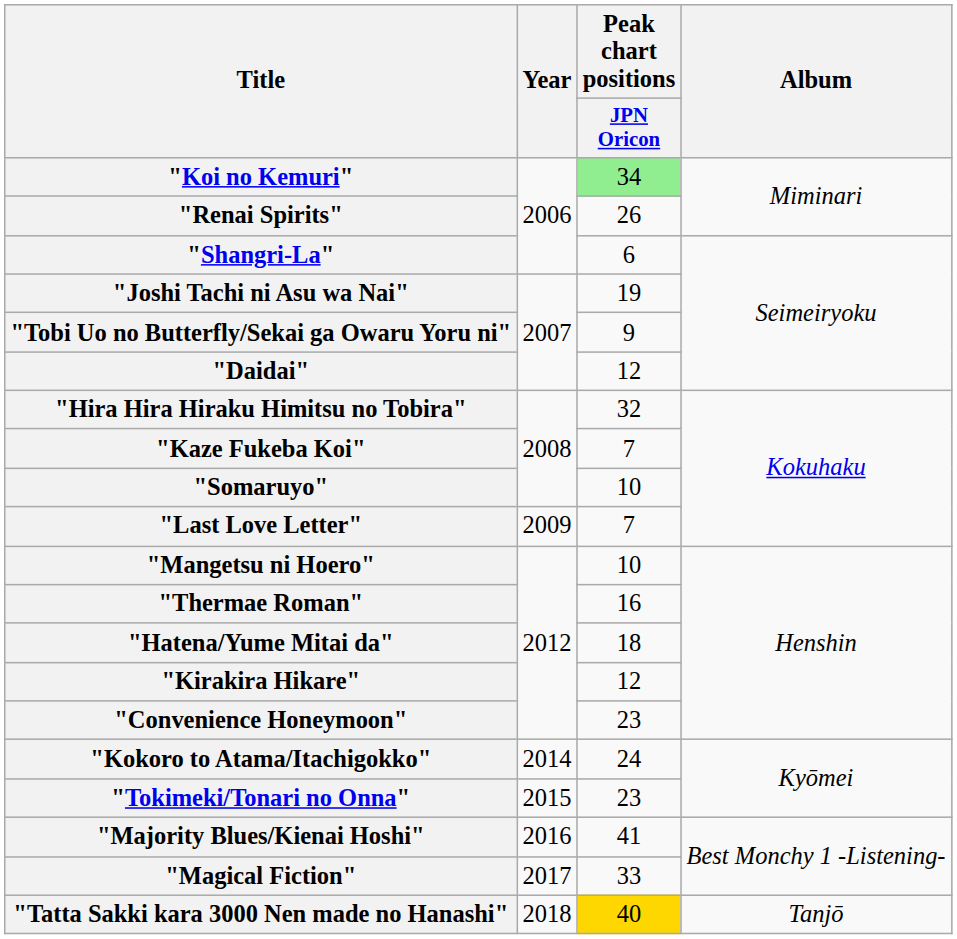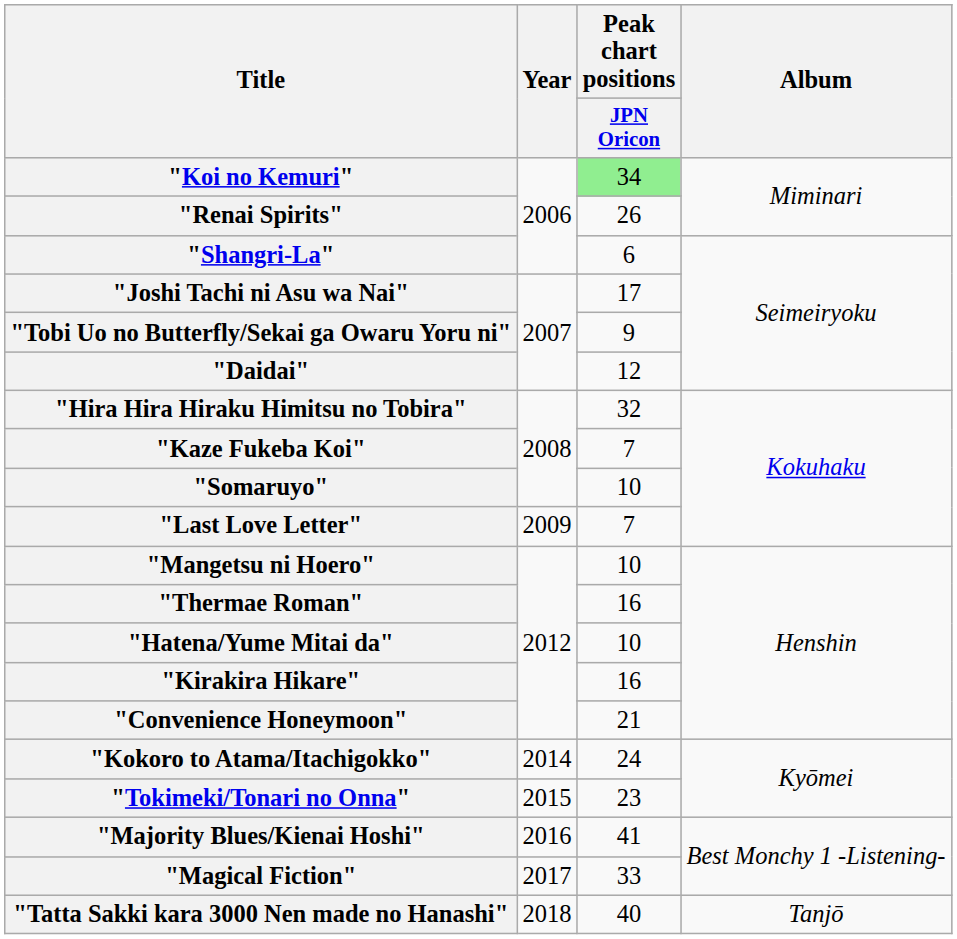(629, 293) 19 -> (629, 293) 17
(629, 642) 18 -> (629, 642) 10
(629, 681) 12 -> (629, 681) 16
(629, 720) 23 -> (629, 720) 21
(629, 914) gold background -> (629, 914) no background
